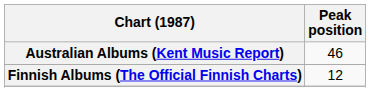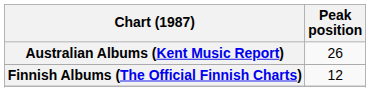(335, 53) 46 -> (335, 53) 26
